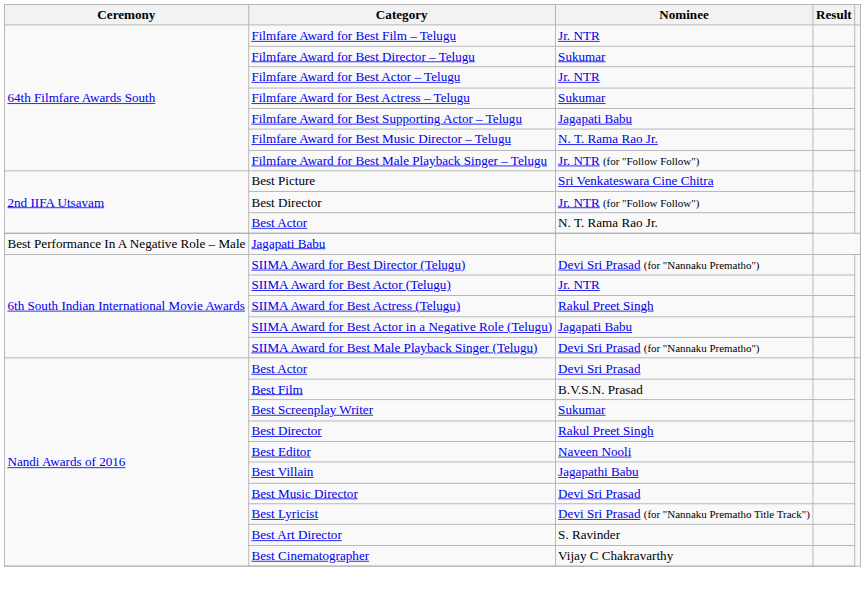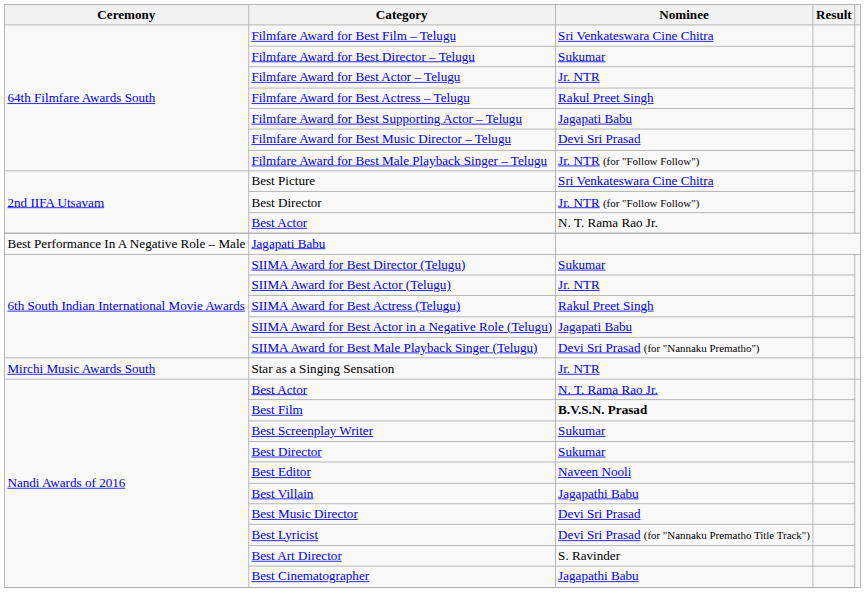(579, 35) Jr. NTR -> (636, 35) Sri Venkateswara Cine Chitra
(582, 98) Sukumar -> (606, 98) Rakul Preet Singh
(608, 139) N. T. Rama Rao Jr. -> (599, 139) Devi Sri Prasad
(659, 264) Devi Sri Prasad (for "Nannaku Prematho") -> (582, 264) Sukumar
+ row: (81, 368)
(599, 368) Devi Sri Prasad -> (608, 389) N. T. Rama Rao Jr.
(600, 389) normal -> (603, 410) bold
(606, 431) Rakul Preet Singh -> (582, 451) Sukumar
(616, 555) Vijay C Chakravarthy -> (598, 576) Jagapathi Babu
